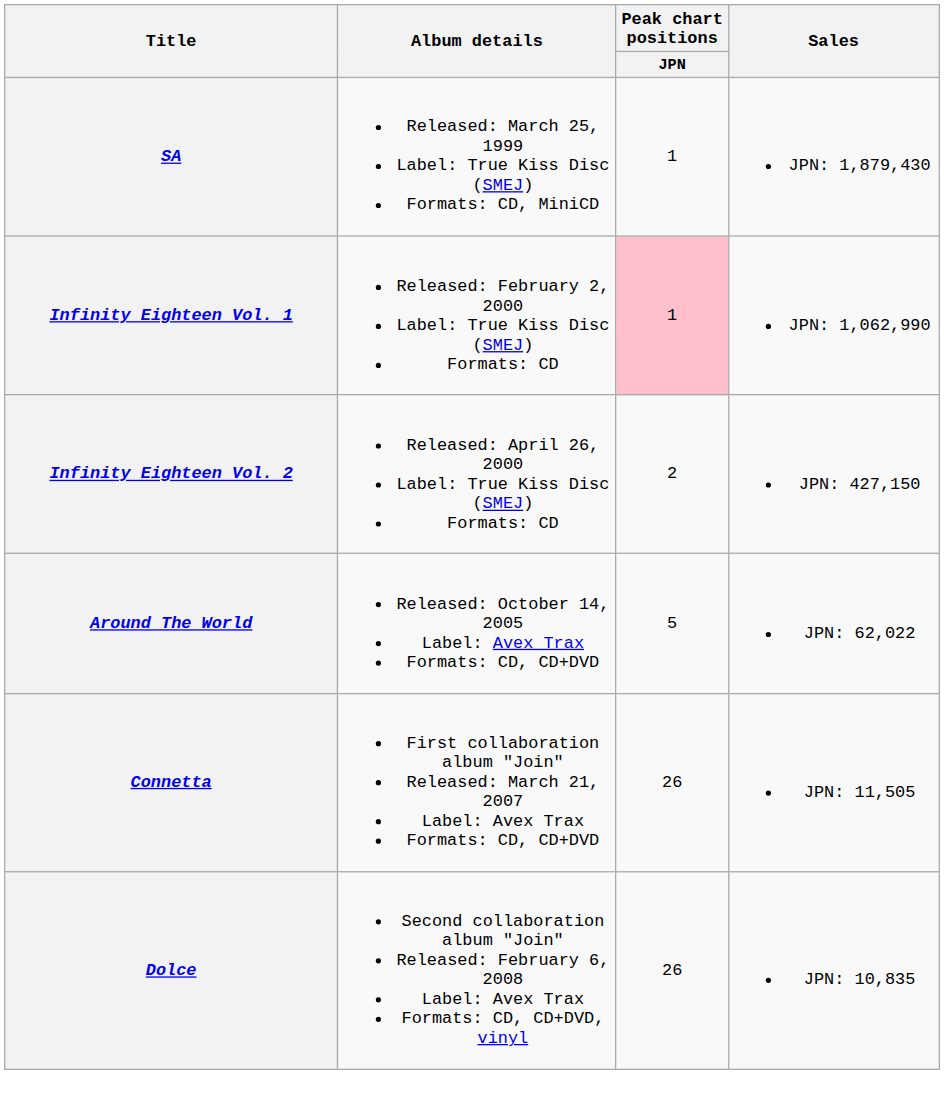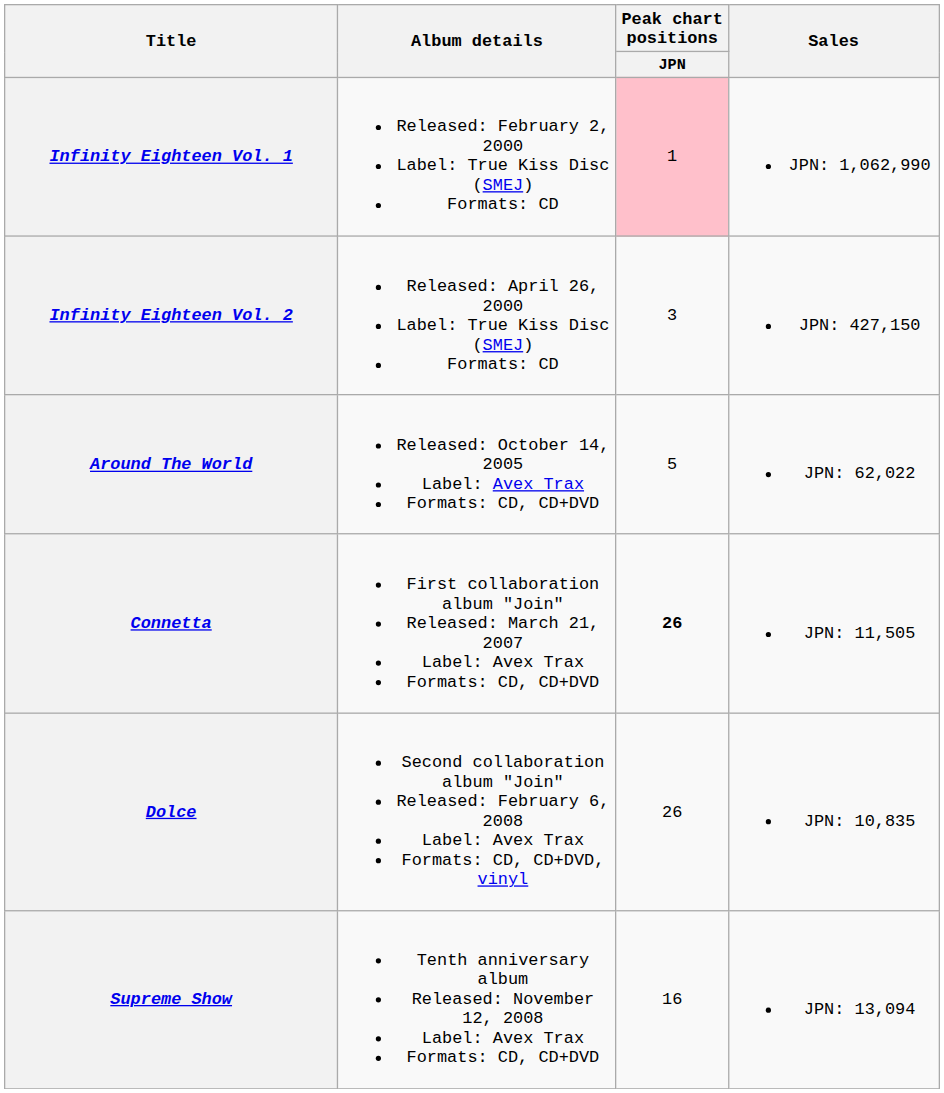- row: (171, 157)
(672, 474) 2 -> (672, 316) 3
(672, 782) normal -> (672, 623) bold
+ row: (171, 1000)
